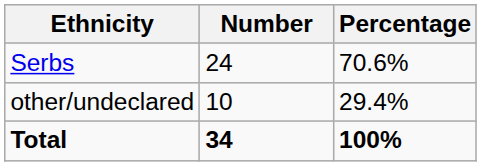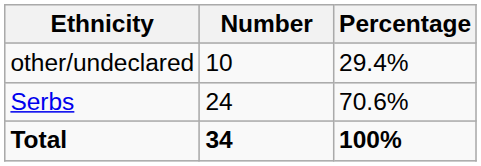rows swapped: (42, 62) <-> (102, 101)
